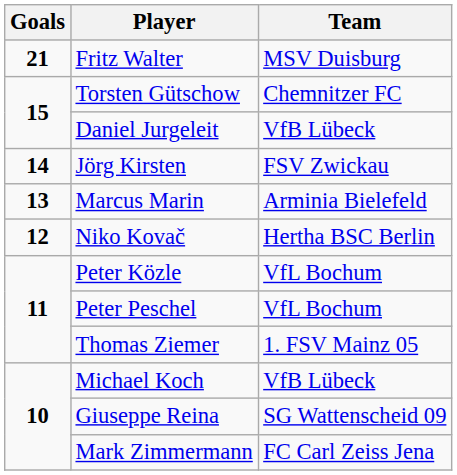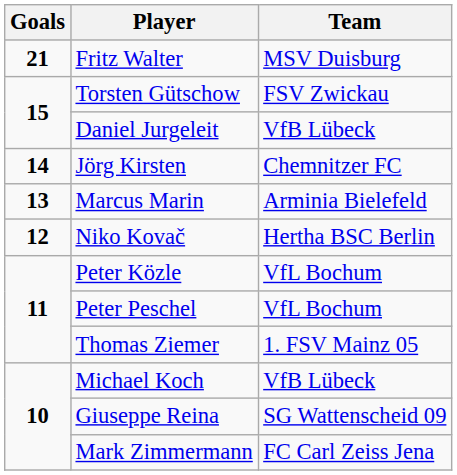(332, 93) Chemnitzer FC -> (326, 93) FSV Zwickau
(326, 165) FSV Zwickau -> (332, 165) Chemnitzer FC
